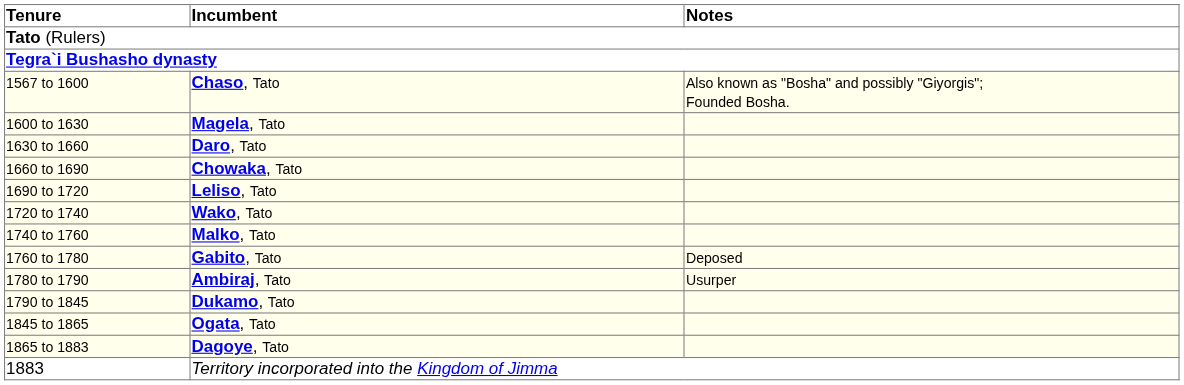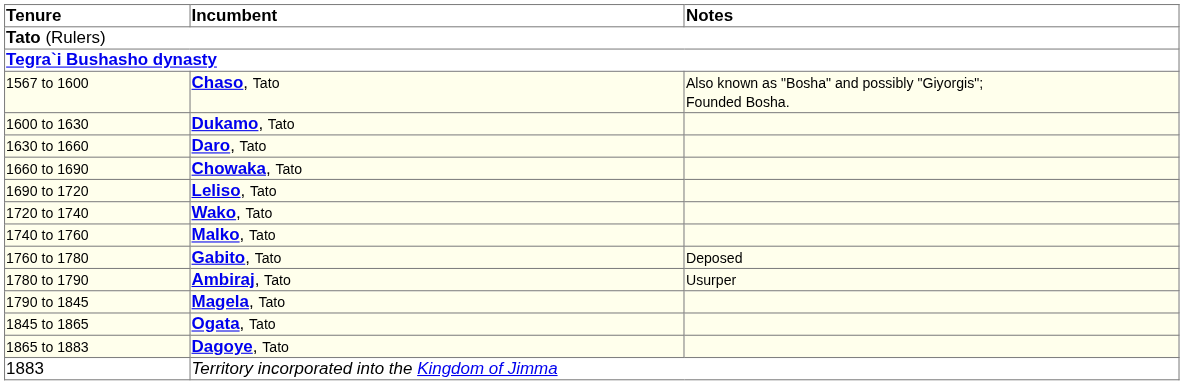(238, 123) Magela, Tato -> (243, 123) Dukamo, Tato
(243, 301) Dukamo, Tato -> (238, 301) Magela, Tato
